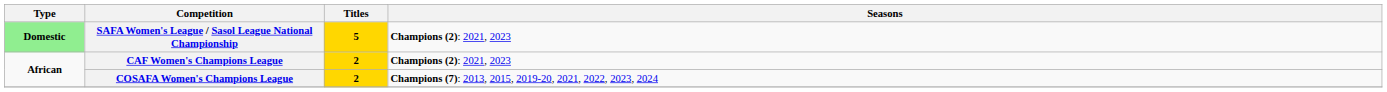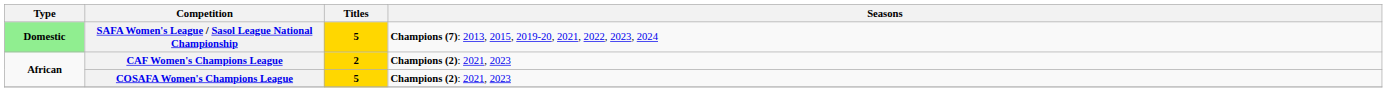(451, 37) Champions (2): 2021, 2023 -> (524, 37) Champions (7): 2013, 2015, 2019-20, 2021, 2022, 2023, 2024
(356, 78) 2 -> (356, 78) 5
(524, 78) Champions (7): 2013, 2015, 2019-20, 2021, 2022, 2023, 2024 -> (451, 78) Champions (2): 2021, 2023
